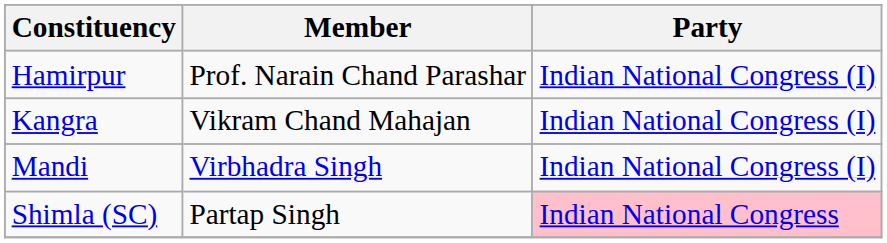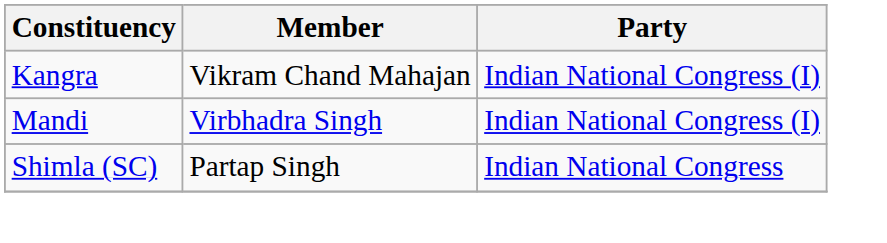- row: (69, 74)
(689, 213) pink background -> (634, 167) no background
